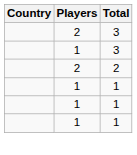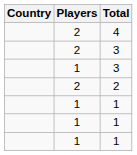+ row: (77, 31)
